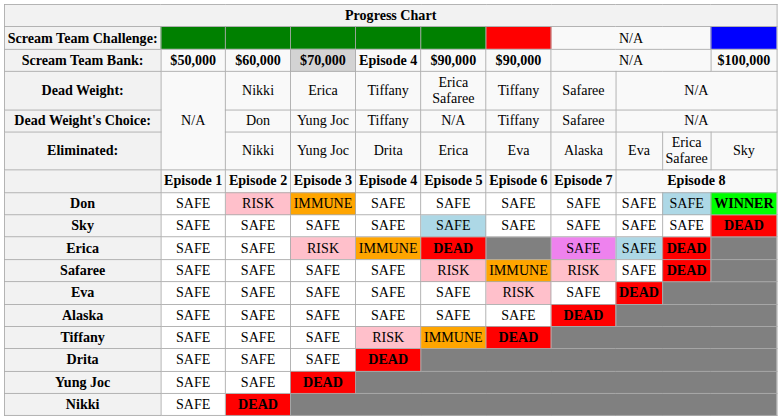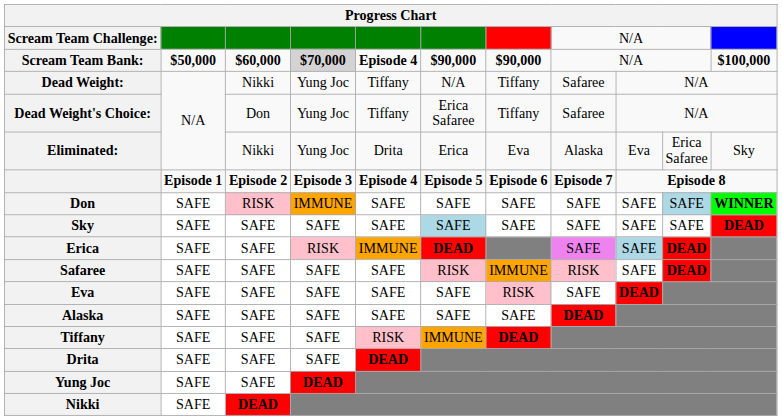(323, 90) Erica -> (323, 82) Yung Joc
(453, 90) Erica Safaree -> (453, 82) N/A
(453, 120) N/A -> (453, 112) Erica Safaree
